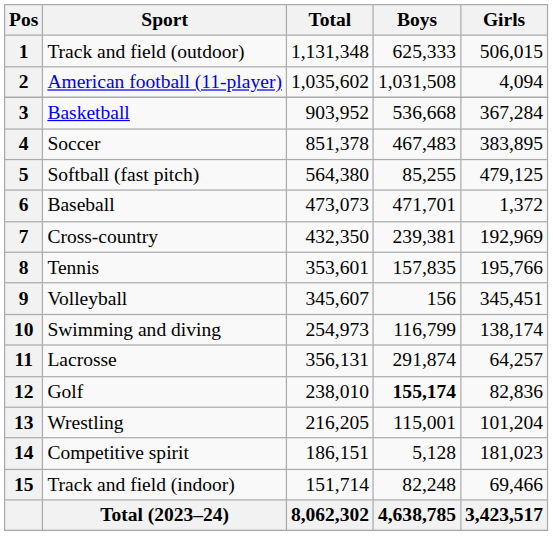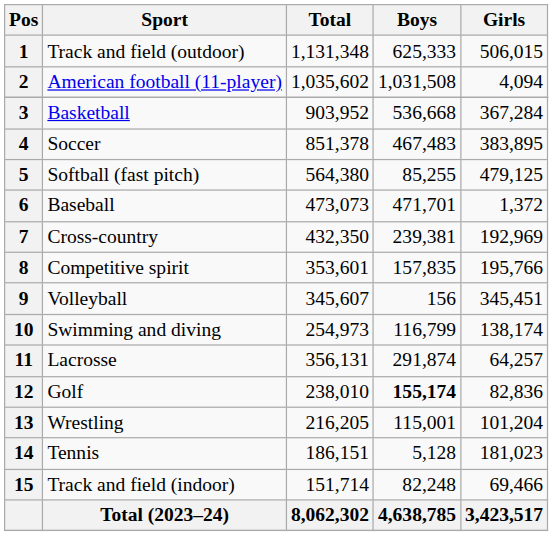(73, 267) Tennis -> (118, 267) Competitive spirit
(118, 453) Competitive spirit -> (73, 453) Tennis
